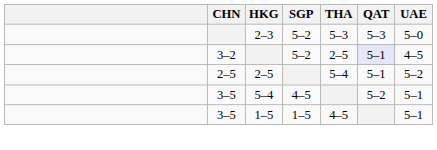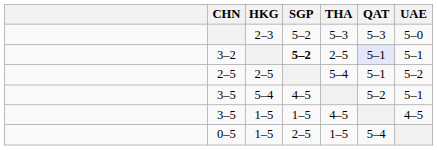(301, 54) normal -> (301, 54) bold
(414, 54) 4–5 -> (414, 54) 5–1
(414, 114) 5–1 -> (414, 114) 4–5
+ row: (226, 134)
